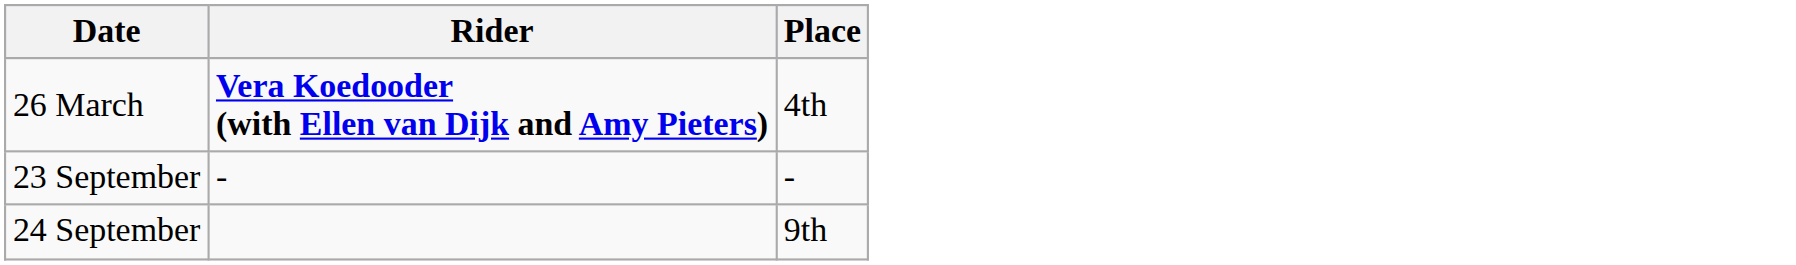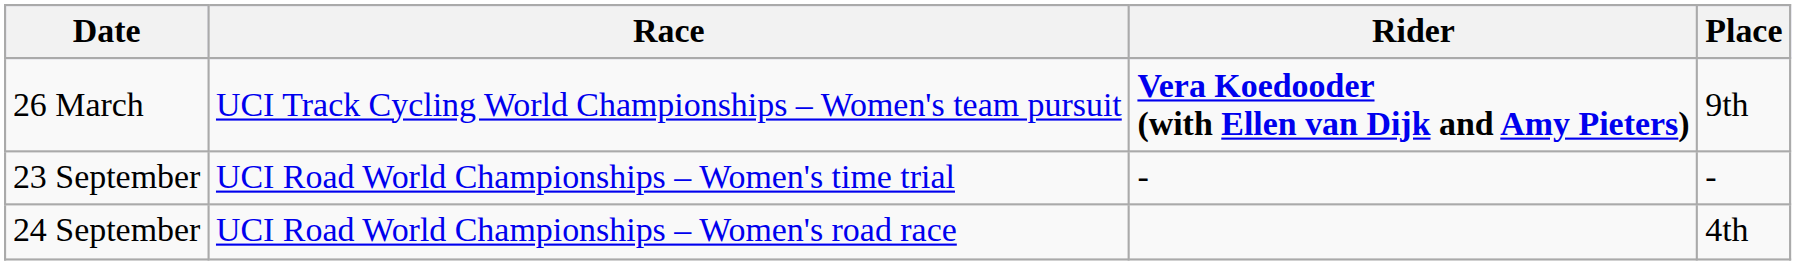+ column: (669, 31)
(805, 104) 4th -> (1727, 104) 9th
(805, 230) 9th -> (1727, 230) 4th
